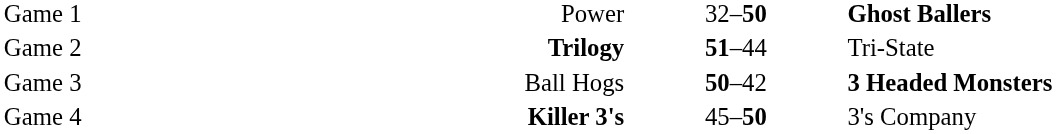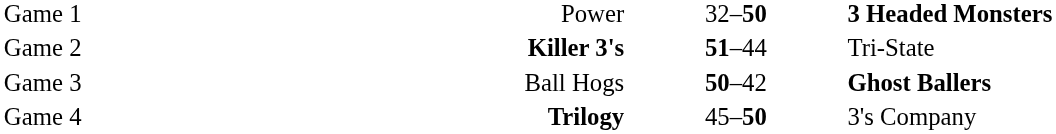(919, 13) Ghost Ballers -> (950, 13) 3 Headed Monsters
(586, 48) Trilogy -> (576, 48) Killer 3's
(950, 82) 3 Headed Monsters -> (919, 82) Ghost Ballers
(576, 117) Killer 3's -> (586, 117) Trilogy
